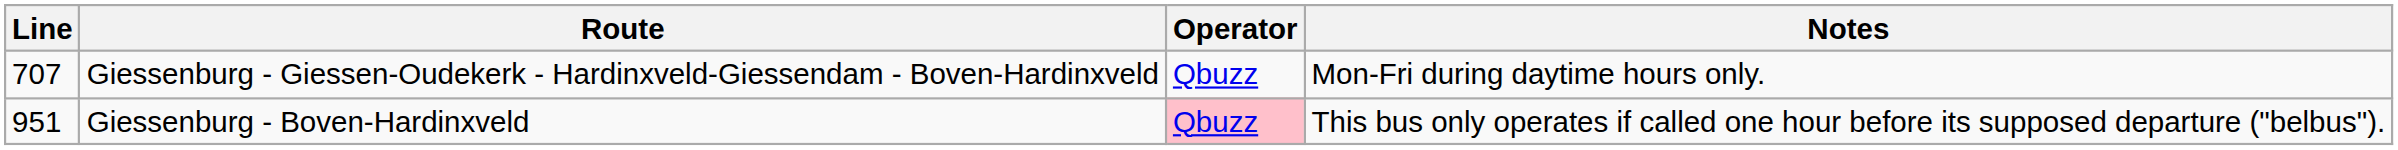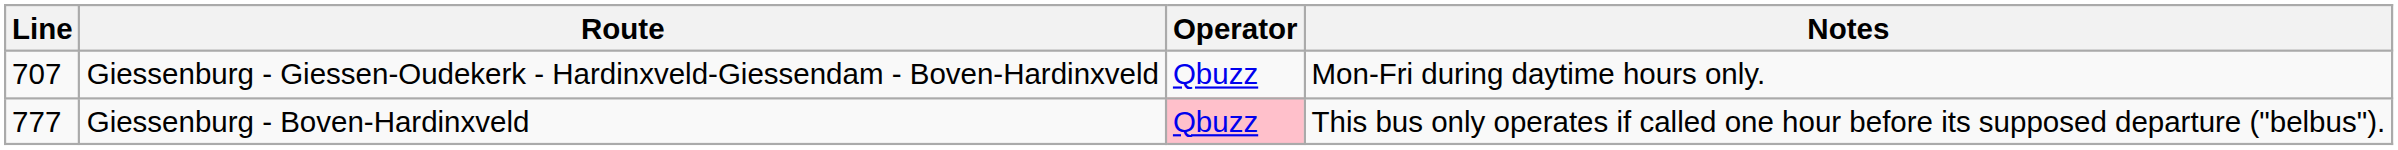(37, 121) 951 -> (37, 121) 777
